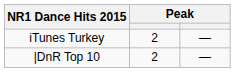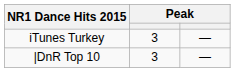(155, 38) 2 -> (155, 38) 3
(155, 57) 2 -> (155, 57) 3
